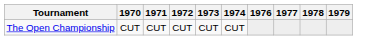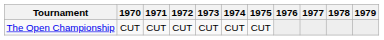+ column: (261, 12)
